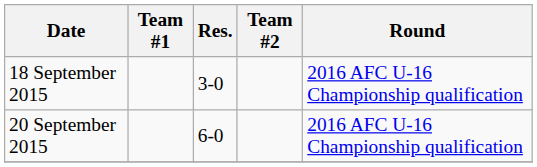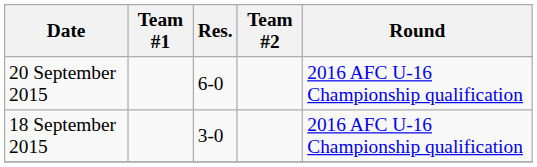rows swapped: (63, 83) <-> (63, 135)
